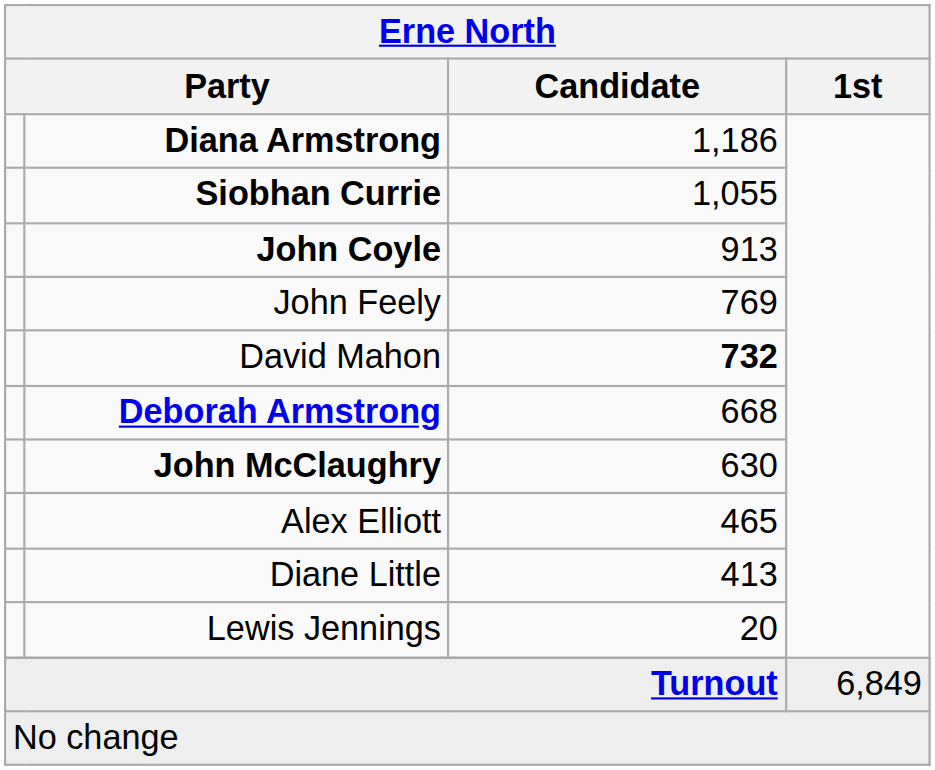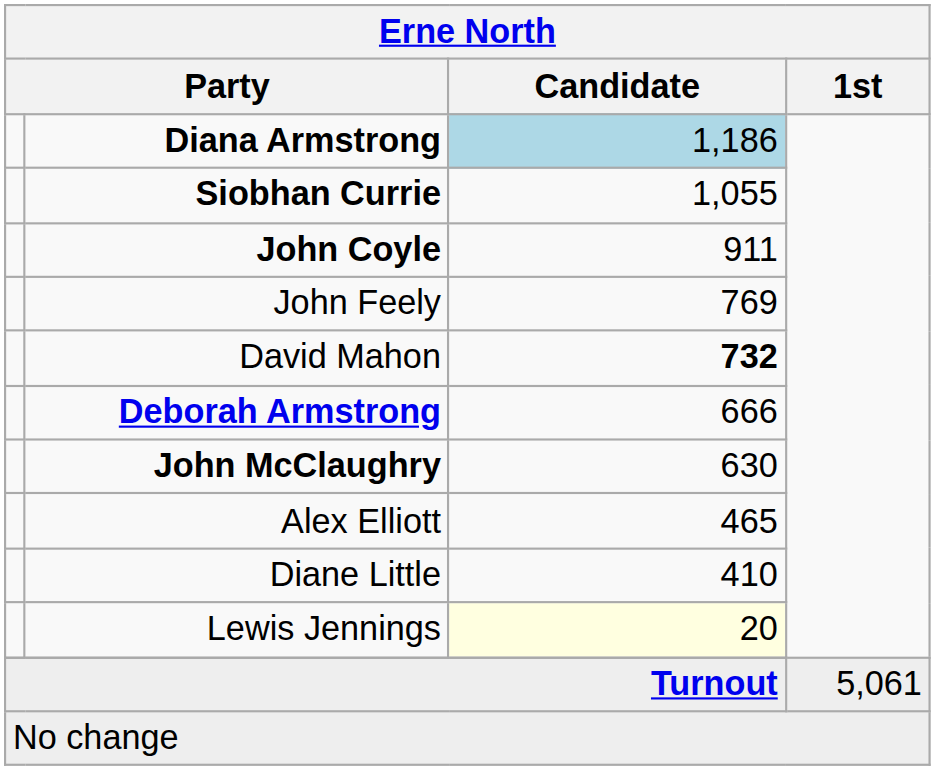(735, 140) no background -> (735, 140) lightblue background
(749, 248) 913 -> (750, 248) 911
(749, 411) 668 -> (749, 411) 666
(749, 574) 413 -> (749, 574) 410
(759, 628) no background -> (759, 628) lightyellow background
(879, 683) 6,849 -> (879, 683) 5,061
